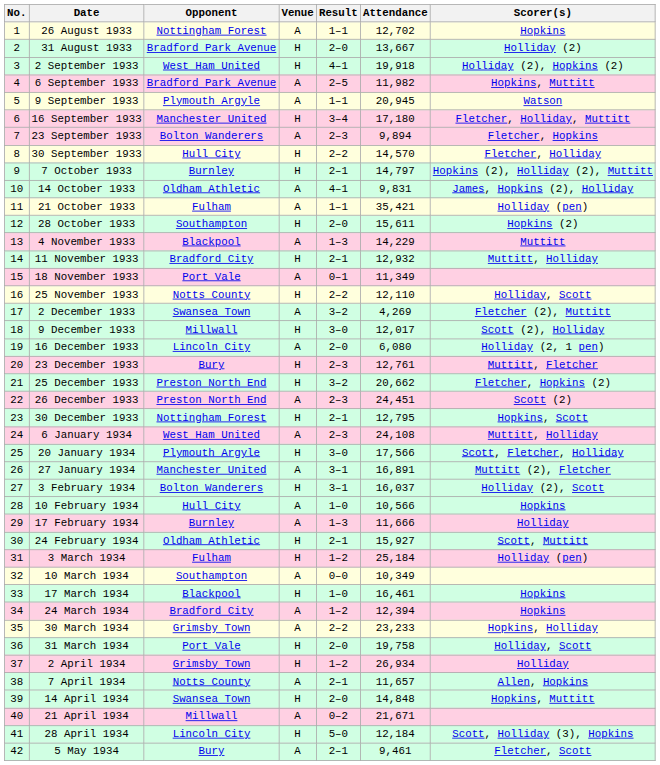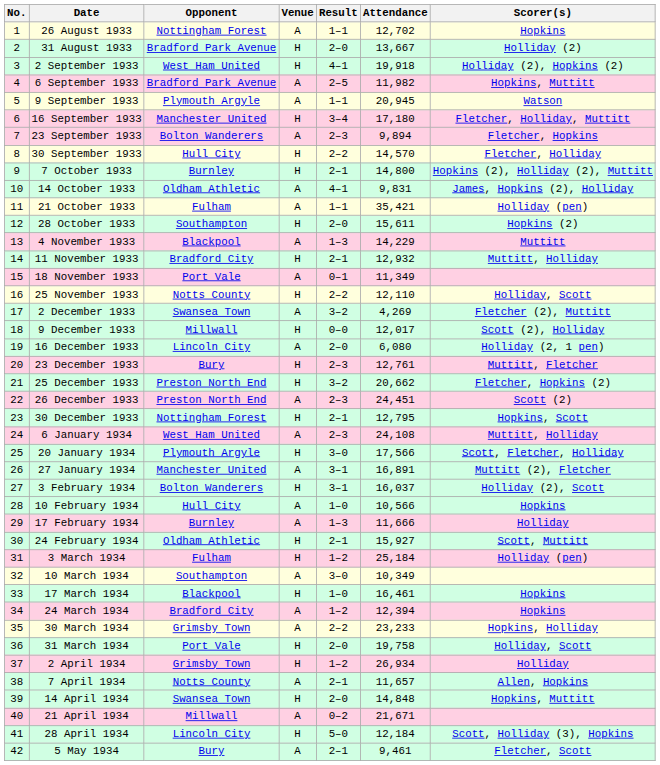(395, 171) 14,797 -> (395, 171) 14,800
(338, 330) 3–0 -> (338, 330) 0–0
(338, 576) 0–0 -> (338, 576) 3–0
